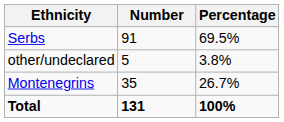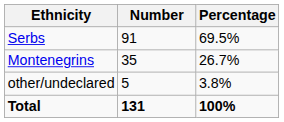rows swapped: (51, 83) <-> (61, 60)
